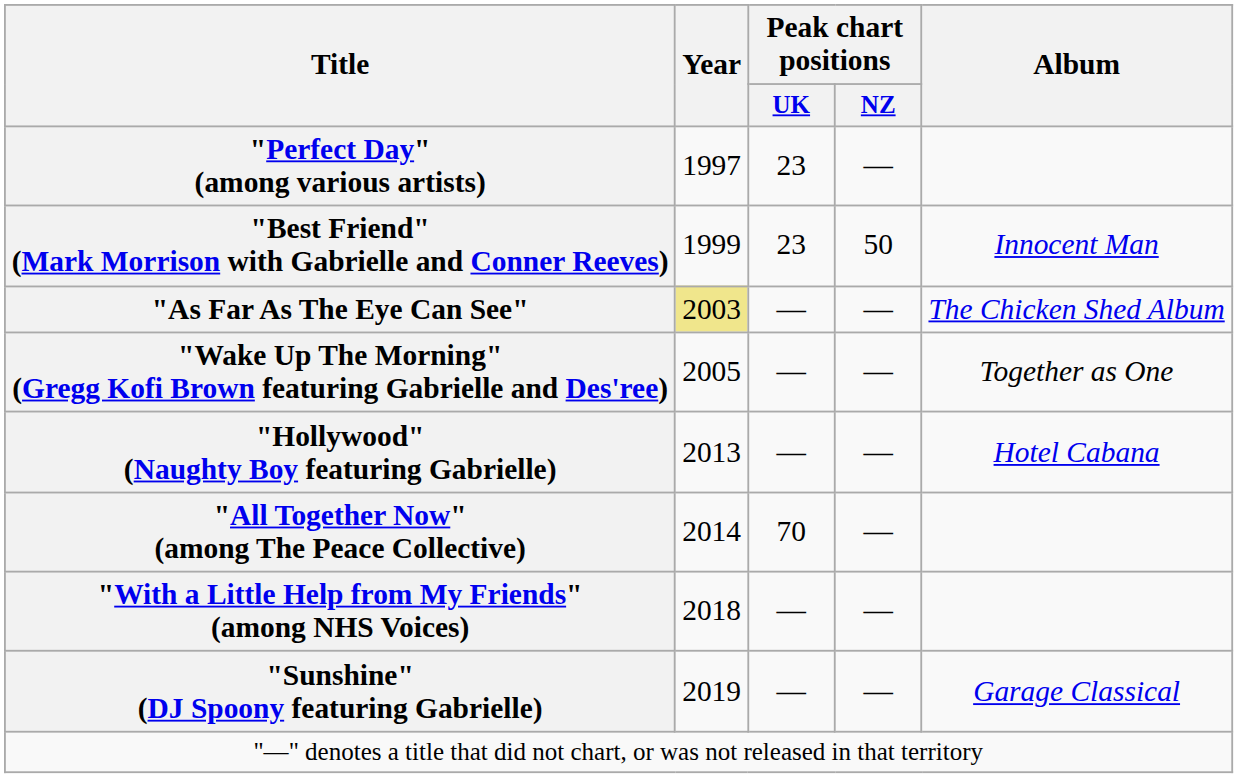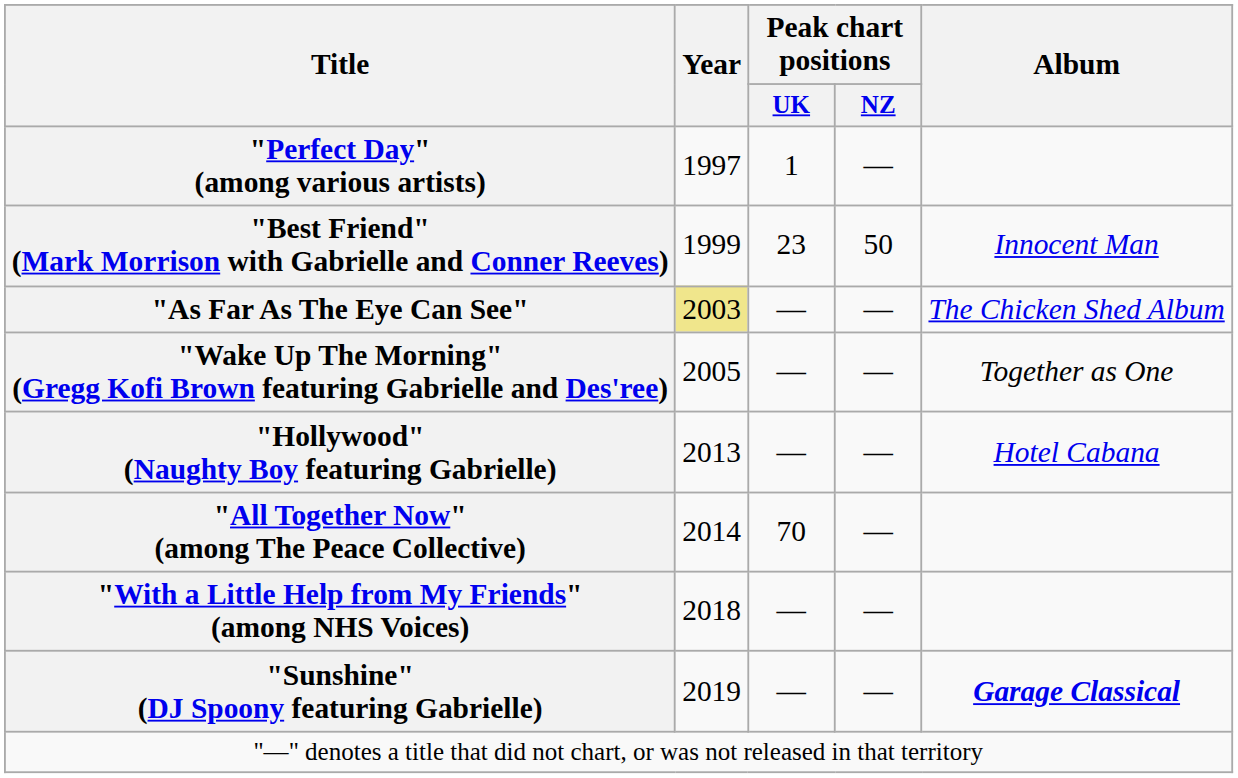(791, 165) 23 -> (791, 165) 1
(1077, 691) normal -> (1077, 691) bold
